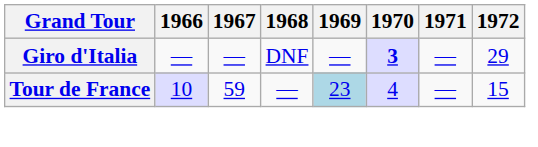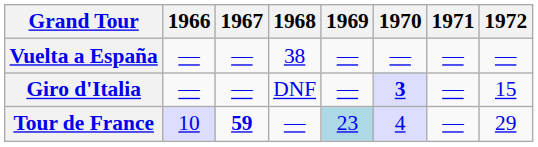+ row: (84, 55)
(498, 55) 29 -> (506, 89) 15
(234, 89) normal -> (242, 123) bold
(498, 89) 15 -> (506, 123) 29
